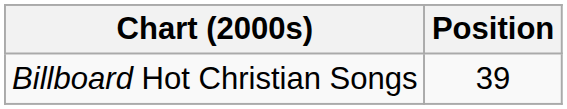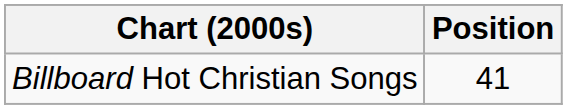(493, 78) 39 -> (493, 78) 41
